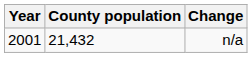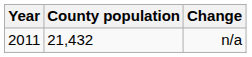(25, 40) 2001 -> (24, 40) 2011
